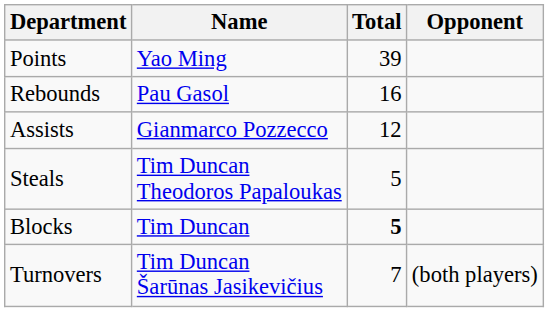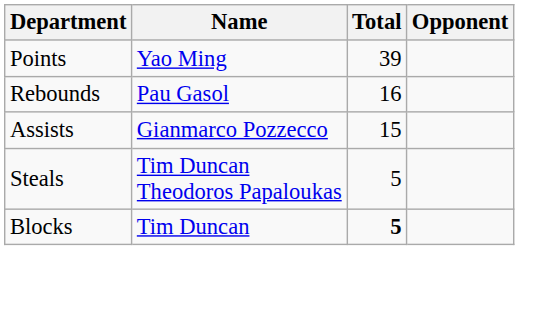(390, 129) 12 -> (390, 129) 15
- row: (56, 275)
